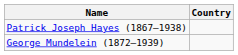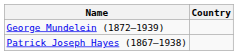rows swapped: (85, 42) <-> (97, 27)
